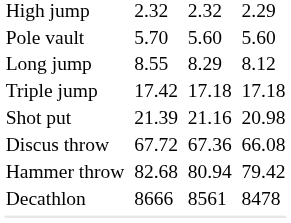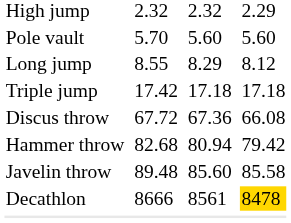- row: (38, 117)
+ row: (59, 171)
(261, 198) no background -> (261, 198) gold background
